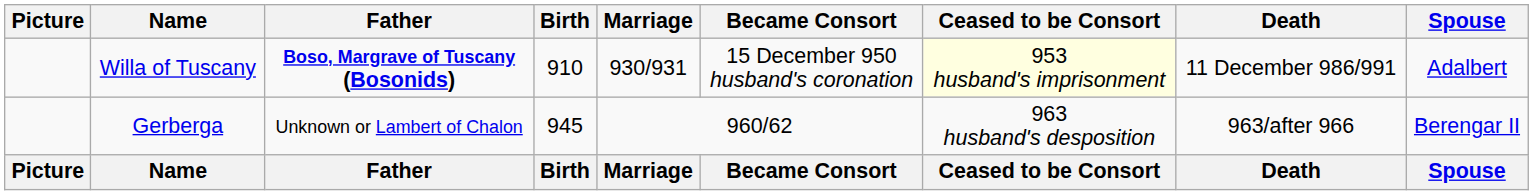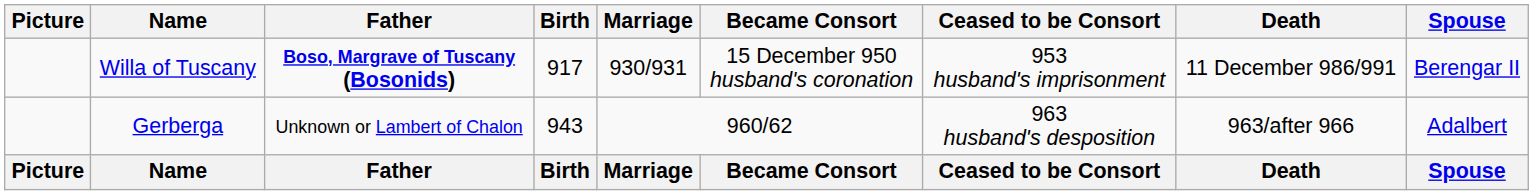(565, 67) 910 -> (565, 67) 917
(1049, 67) lightyellow background -> (1049, 67) no background
(1467, 67) Adalbert -> (1467, 67) Berengar II
(565, 125) 945 -> (565, 125) 943
(1467, 125) Berengar II -> (1467, 125) Adalbert
